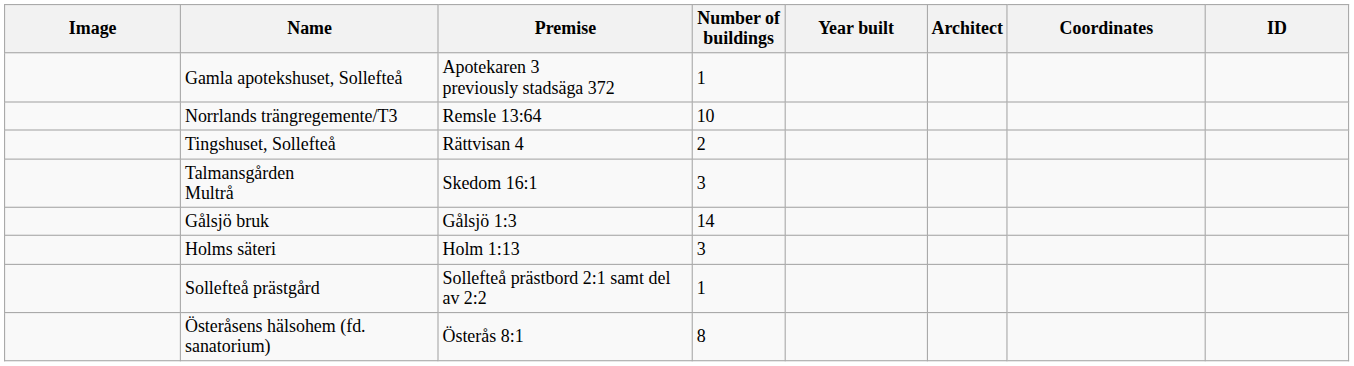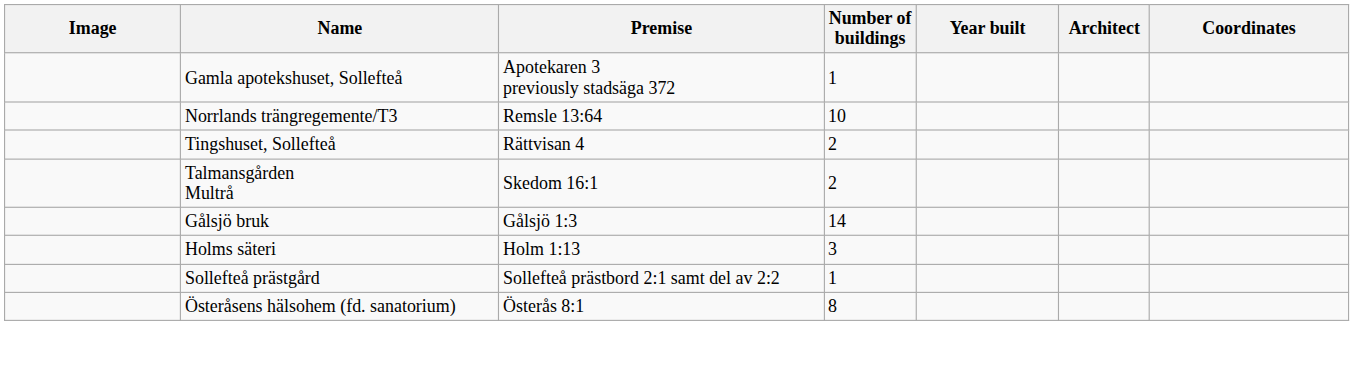- column: (1277, 28)
(701, 182) 3 -> (833, 182) 2
